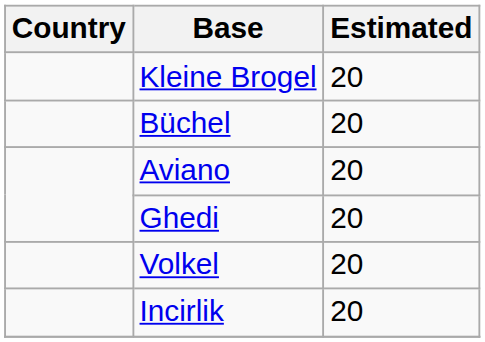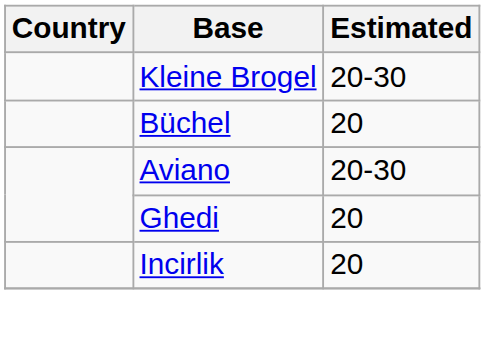(347, 76) 20 -> (368, 76) 20-30
(347, 170) 20 -> (368, 170) 20-30
- row: (179, 264)
